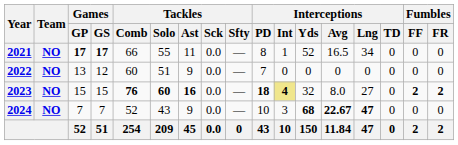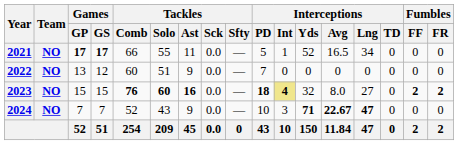(263, 52) 8 -> (263, 52) 5
(308, 110) 68 -> (308, 110) 71
